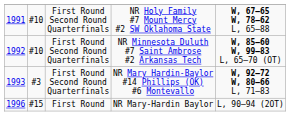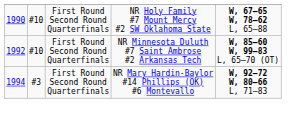(16, 20) 1991 -> (16, 20) 1990
(16, 82) 1993 -> (16, 82) 1994
- row: (163, 104)
